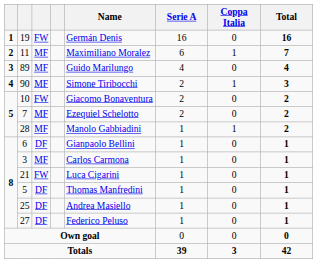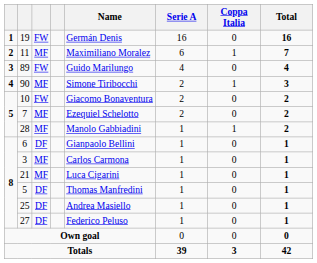(41, 68) MF -> (41, 68) FW
(41, 175) FW -> (41, 175) MF
